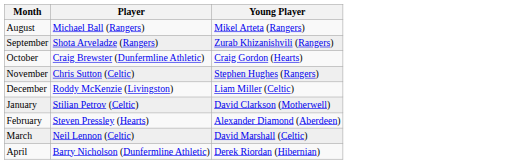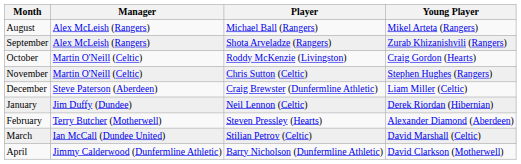+ column: (137, 12)
(129, 58) Craig Brewster (Dunfermline Athletic) -> (286, 58) Roddy McKenzie (Livingston)
(113, 89) Roddy McKenzie (Livingston) -> (302, 89) Craig Brewster (Dunfermline Athletic)
(96, 105) Stilian Petrov (Celtic) -> (267, 105) Neil Lennon (Celtic)
(272, 105) David Clarkson (Motherwell) -> (440, 105) Derek Riordan (Hibernian)
(93, 136) Neil Lennon (Celtic) -> (269, 136) Stilian Petrov (Celtic)
(267, 151) Derek Riordan (Hibernian) -> (446, 151) David Clarkson (Motherwell)
